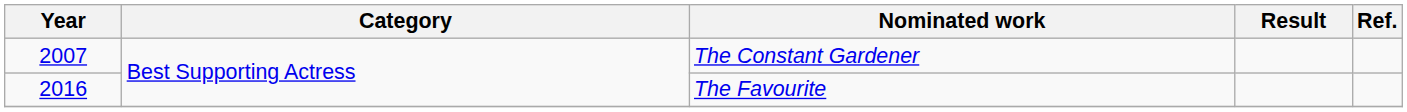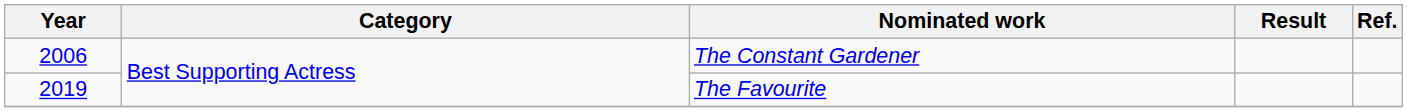(63, 55) 2007 -> (63, 55) 2006
(63, 89) 2016 -> (63, 89) 2019
